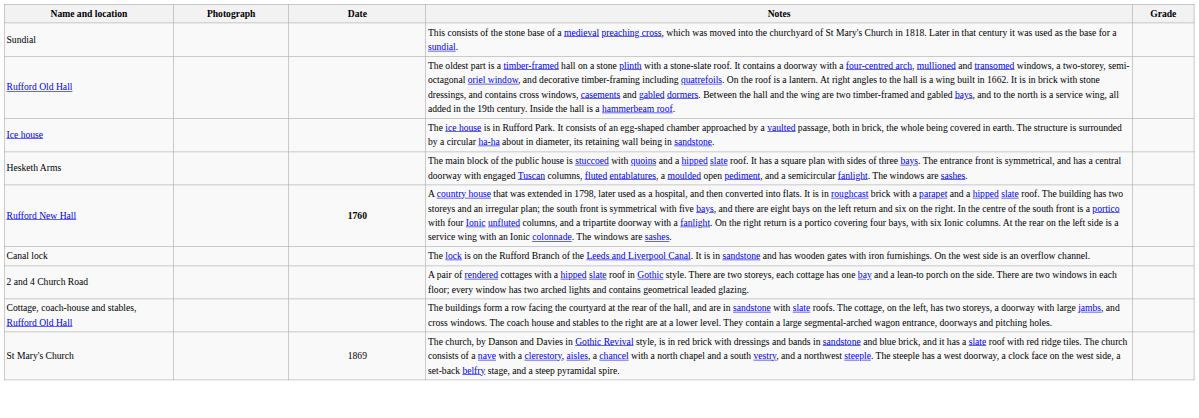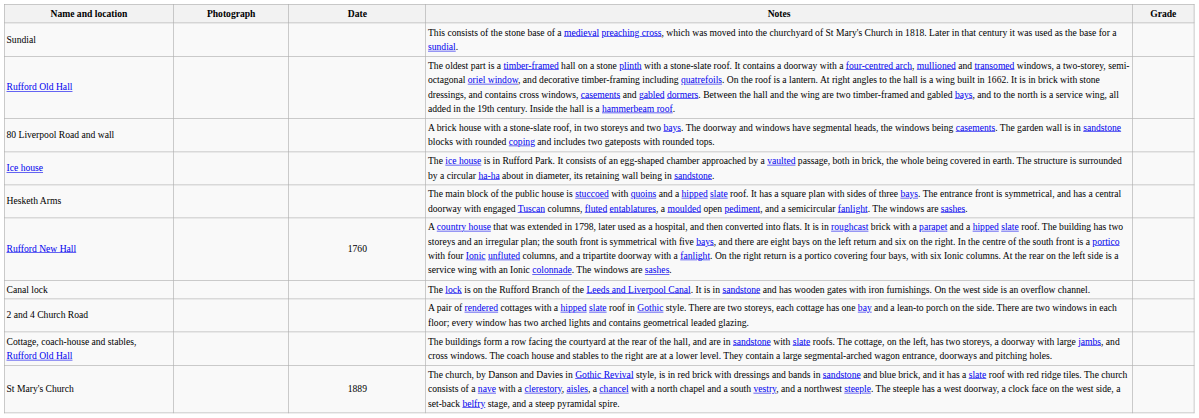+ row: (60, 135)
(357, 216) bold -> (357, 249) normal
(357, 356) 1869 -> (357, 389) 1889
